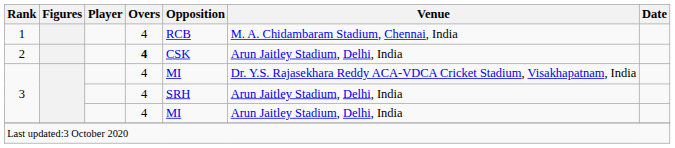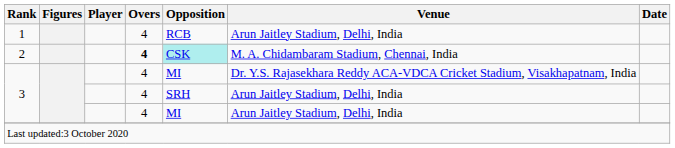(344, 34) M. A. Chidambaram Stadium, Chennai, India -> (317, 34) Arun Jaitley Stadium, Delhi, India
(178, 53) no background -> (178, 53) paleturquoise background
(317, 53) Arun Jaitley Stadium, Delhi, India -> (344, 53) M. A. Chidambaram Stadium, Chennai, India
